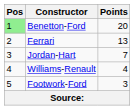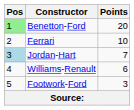(123, 41) 13 -> (123, 41) 10
(9, 55) no background -> (9, 55) lightblue background
(125, 69) 4 -> (125, 69) 6
